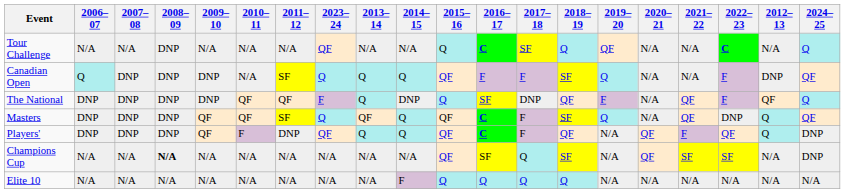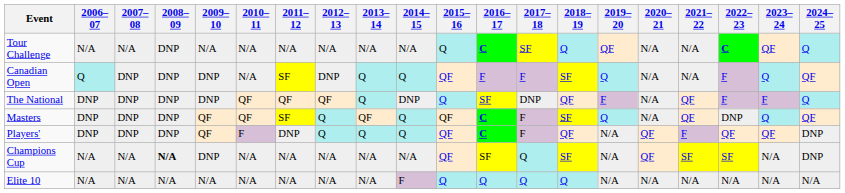columns swapped: (779, 19) <-> (336, 19)
(207, 157) N/A -> (209, 157) DNP
